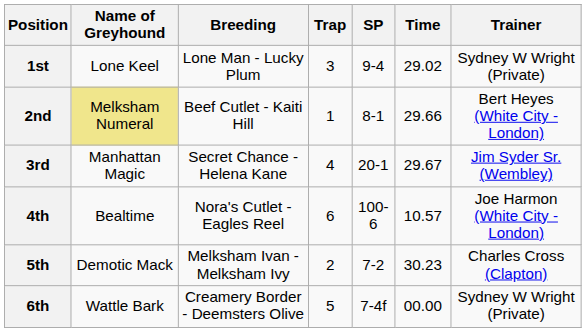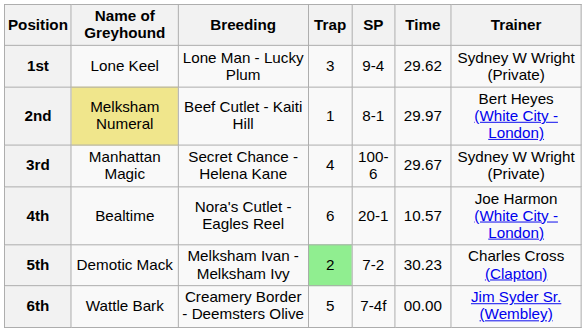(423, 66) 29.02 -> (423, 66) 29.62
(423, 116) 29.66 -> (423, 116) 29.97
(373, 165) 20-1 -> (373, 165) 100-6
(516, 165) Jim Syder Sr. (Wembley) -> (516, 165) Sydney W Wright (Private)
(373, 215) 100-6 -> (373, 215) 20-1
(330, 265) no background -> (330, 265) lightgreen background
(516, 306) Sydney W Wright (Private) -> (516, 306) Jim Syder Sr. (Wembley)
